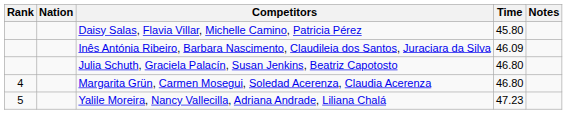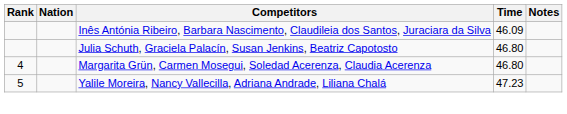- row: (220, 30)
